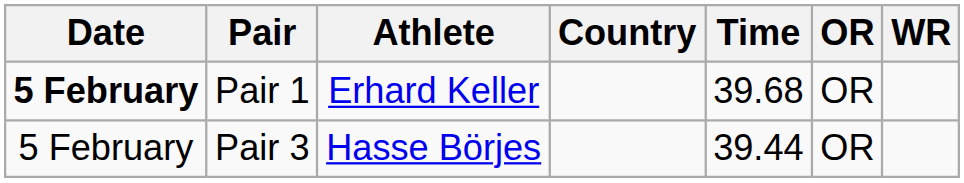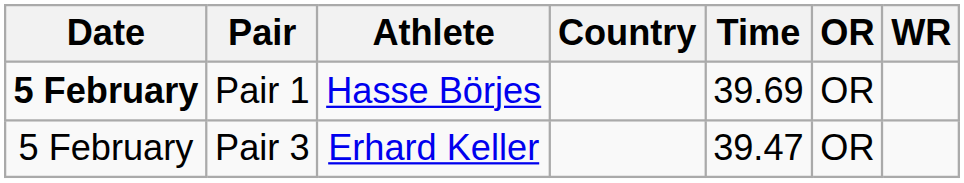(434, 90) Erhard Keller -> (434, 90) Hasse Börjes
(758, 90) 39.68 -> (758, 90) 39.69
(434, 147) Hasse Börjes -> (434, 147) Erhard Keller
(758, 147) 39.44 -> (758, 147) 39.47
